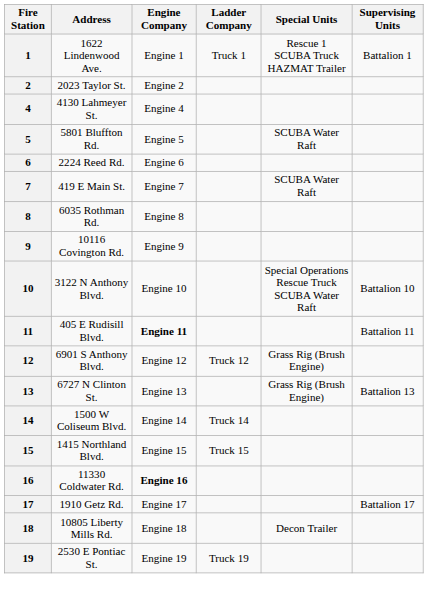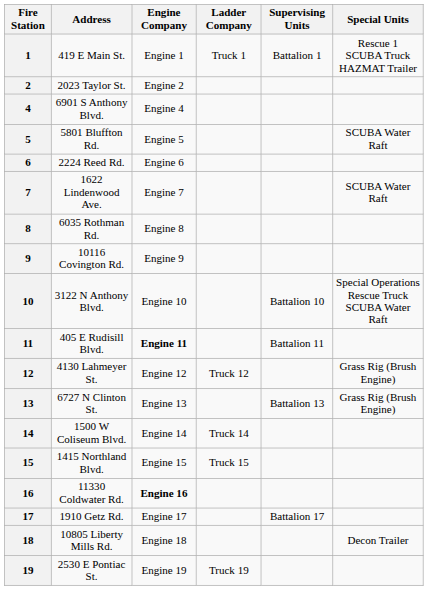columns swapped: (307, 19) <-> (387, 19)
(92, 55) 1622 Lindenwood Ave. -> (92, 55) 419 E Main St.
(92, 109) 4130 Lahmeyer St. -> (92, 109) 6901 S Anthony Blvd.
(92, 186) 419 E Main St. -> (92, 192) 1622 Lindenwood Ave.
(92, 361) 6901 S Anthony Blvd. -> (92, 373) 4130 Lahmeyer St.
